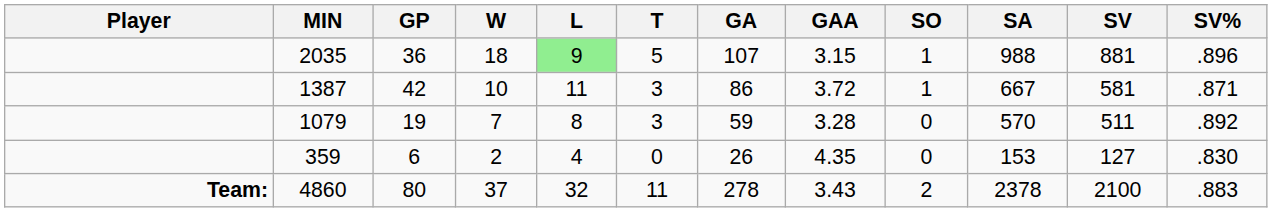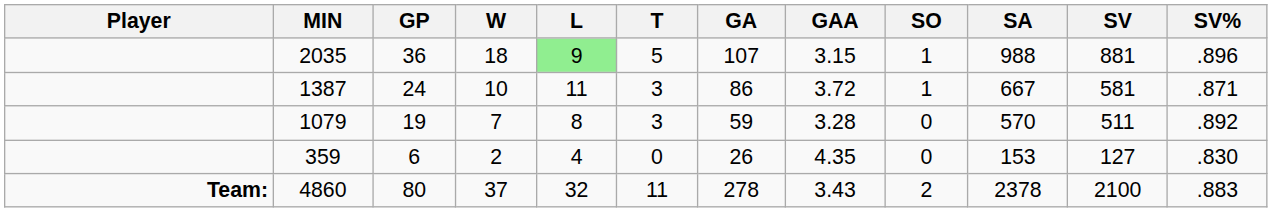(414, 88) 42 -> (414, 88) 24
